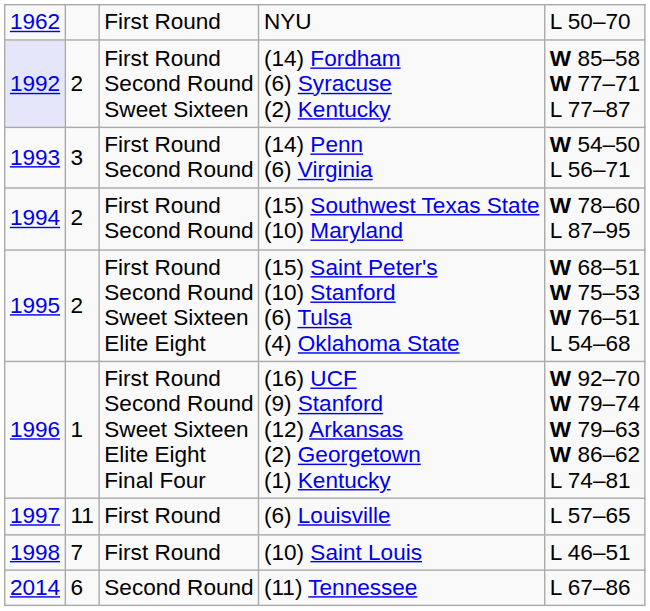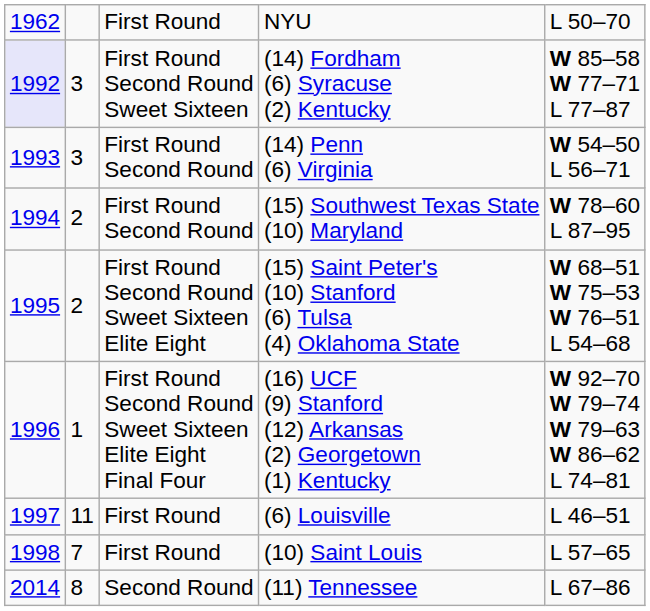(77, 83) 2 -> (77, 83) 3
(590, 516) L 57–65 -> (590, 516) L 46–51
(590, 552) L 46–51 -> (590, 552) L 57–65
(77, 587) 6 -> (77, 587) 8
